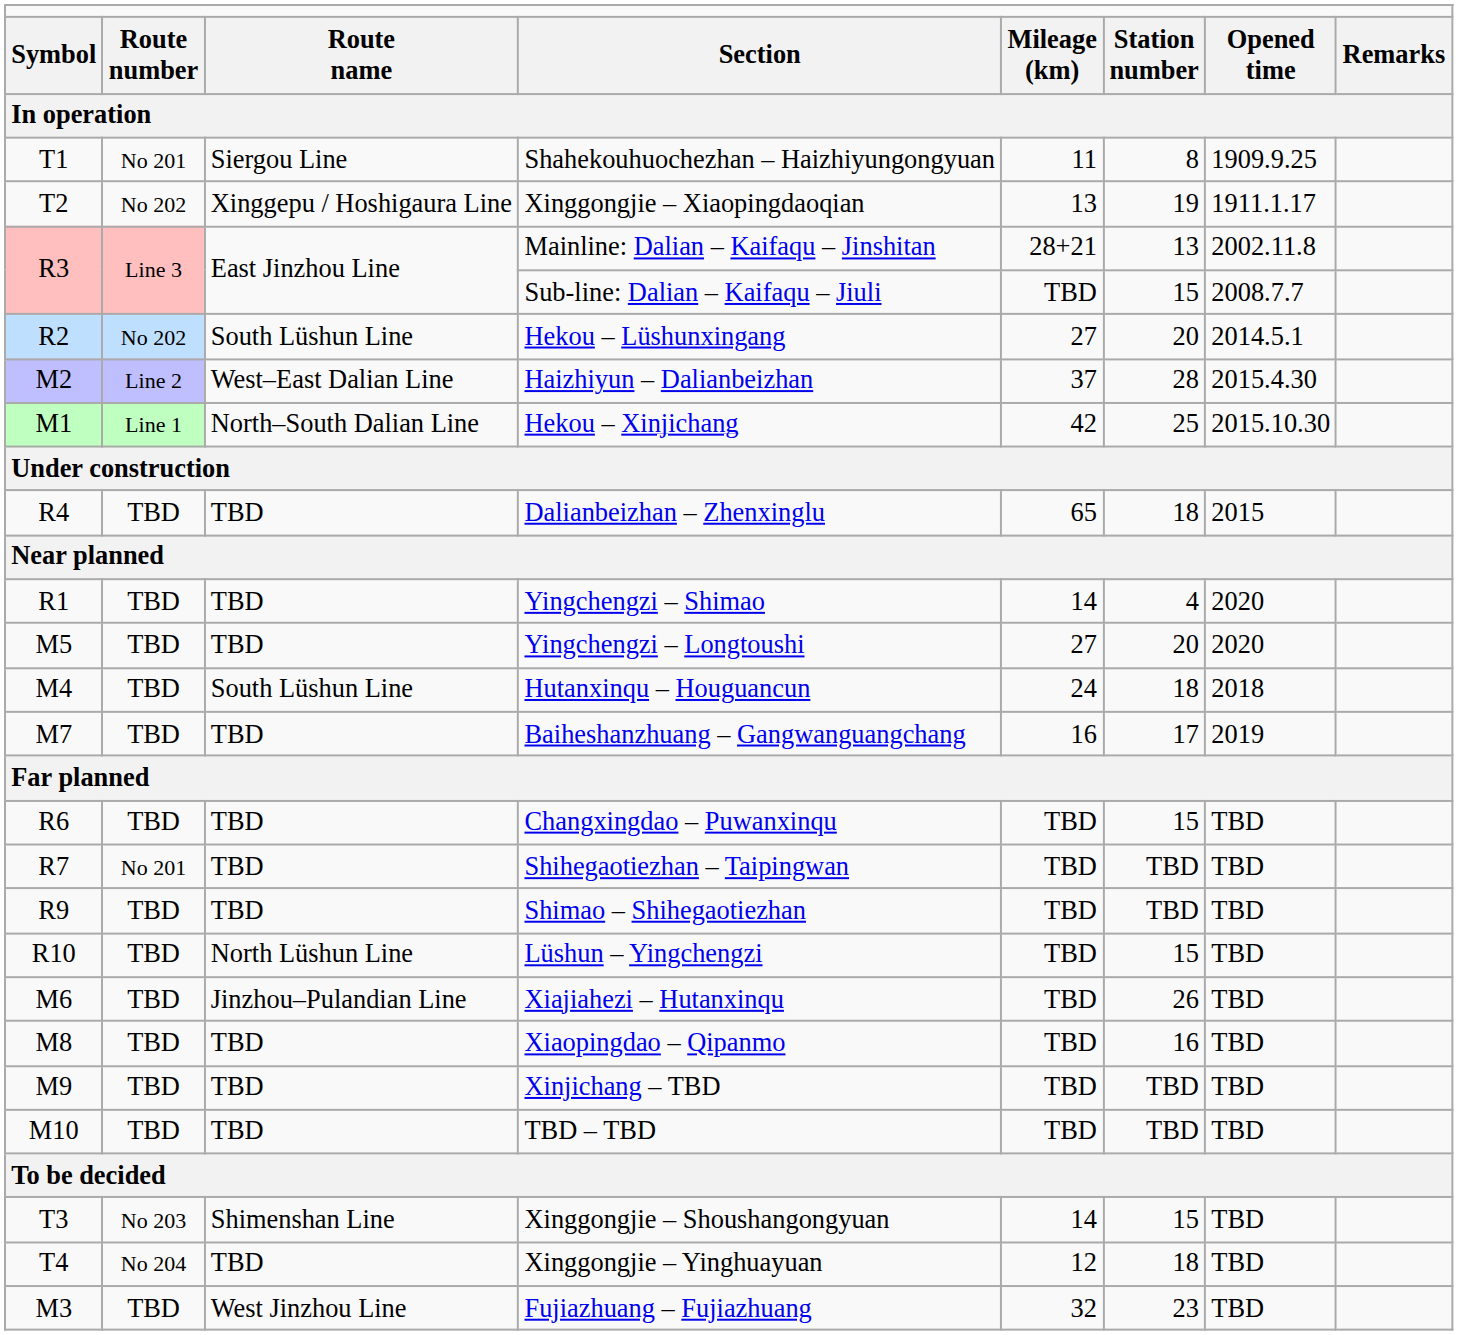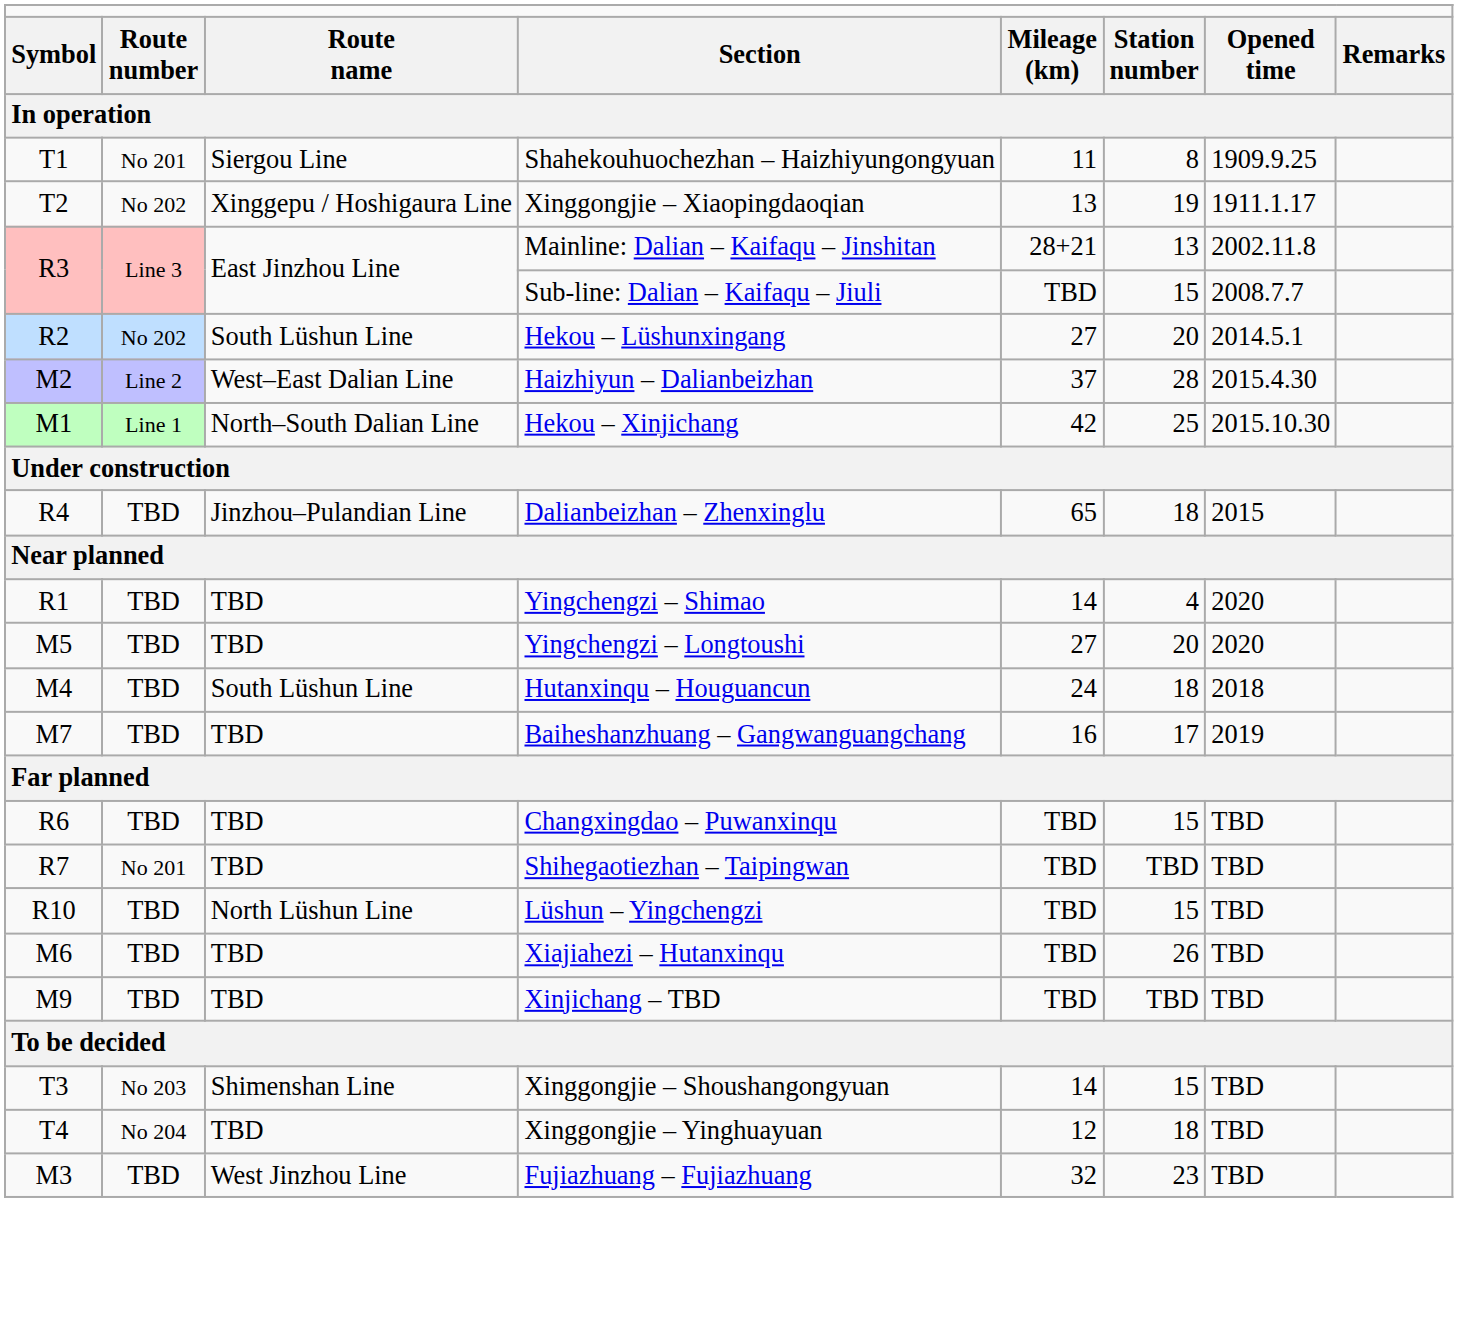(237, 512) TBD -> (339, 512) Jinzhou–Pulandian Line
- row: (665, 910)
(339, 998) Jinzhou–Pulandian Line -> (237, 954) TBD
- row: (655, 1043)
- row: (590, 1131)
